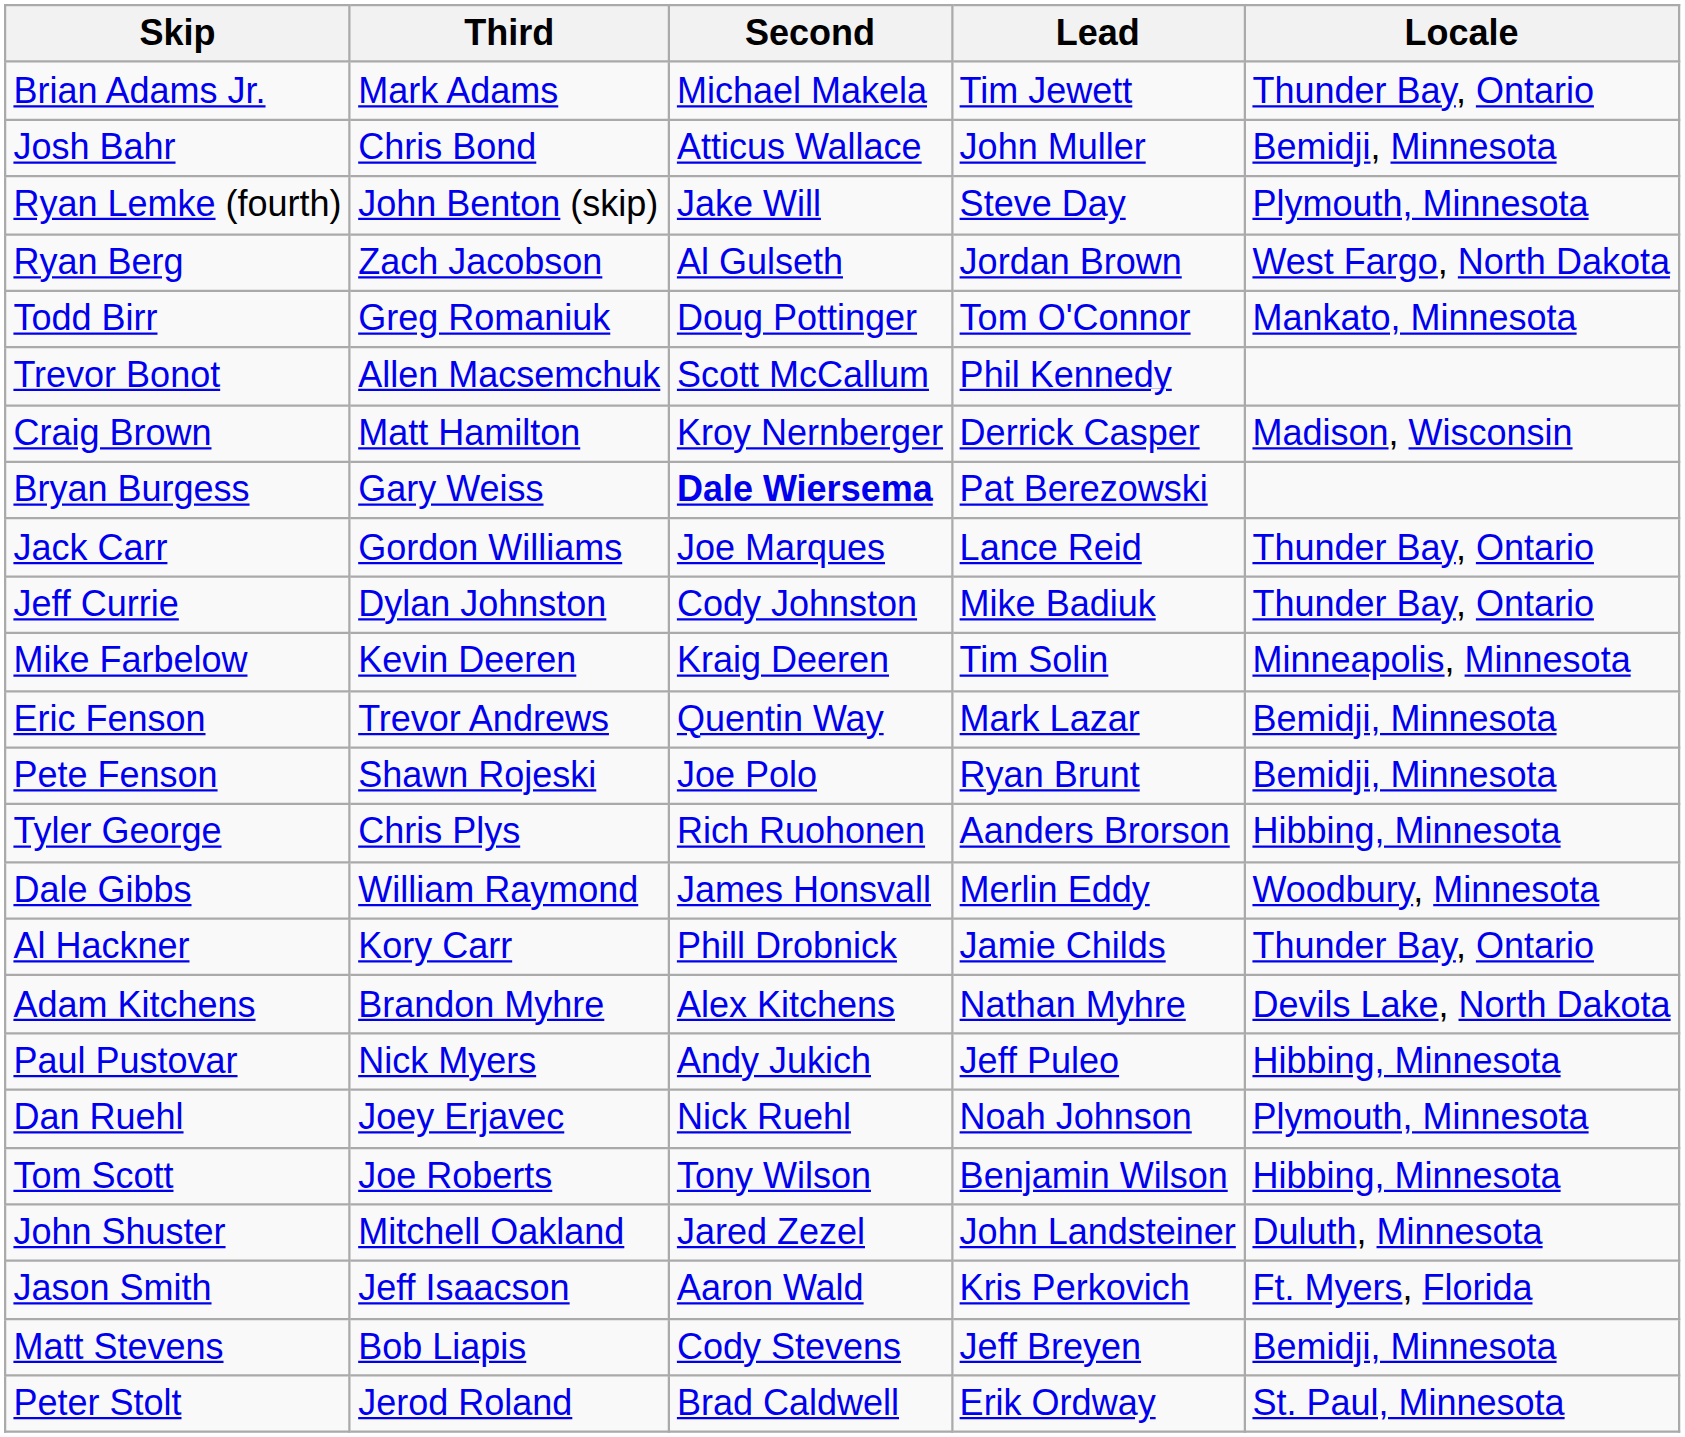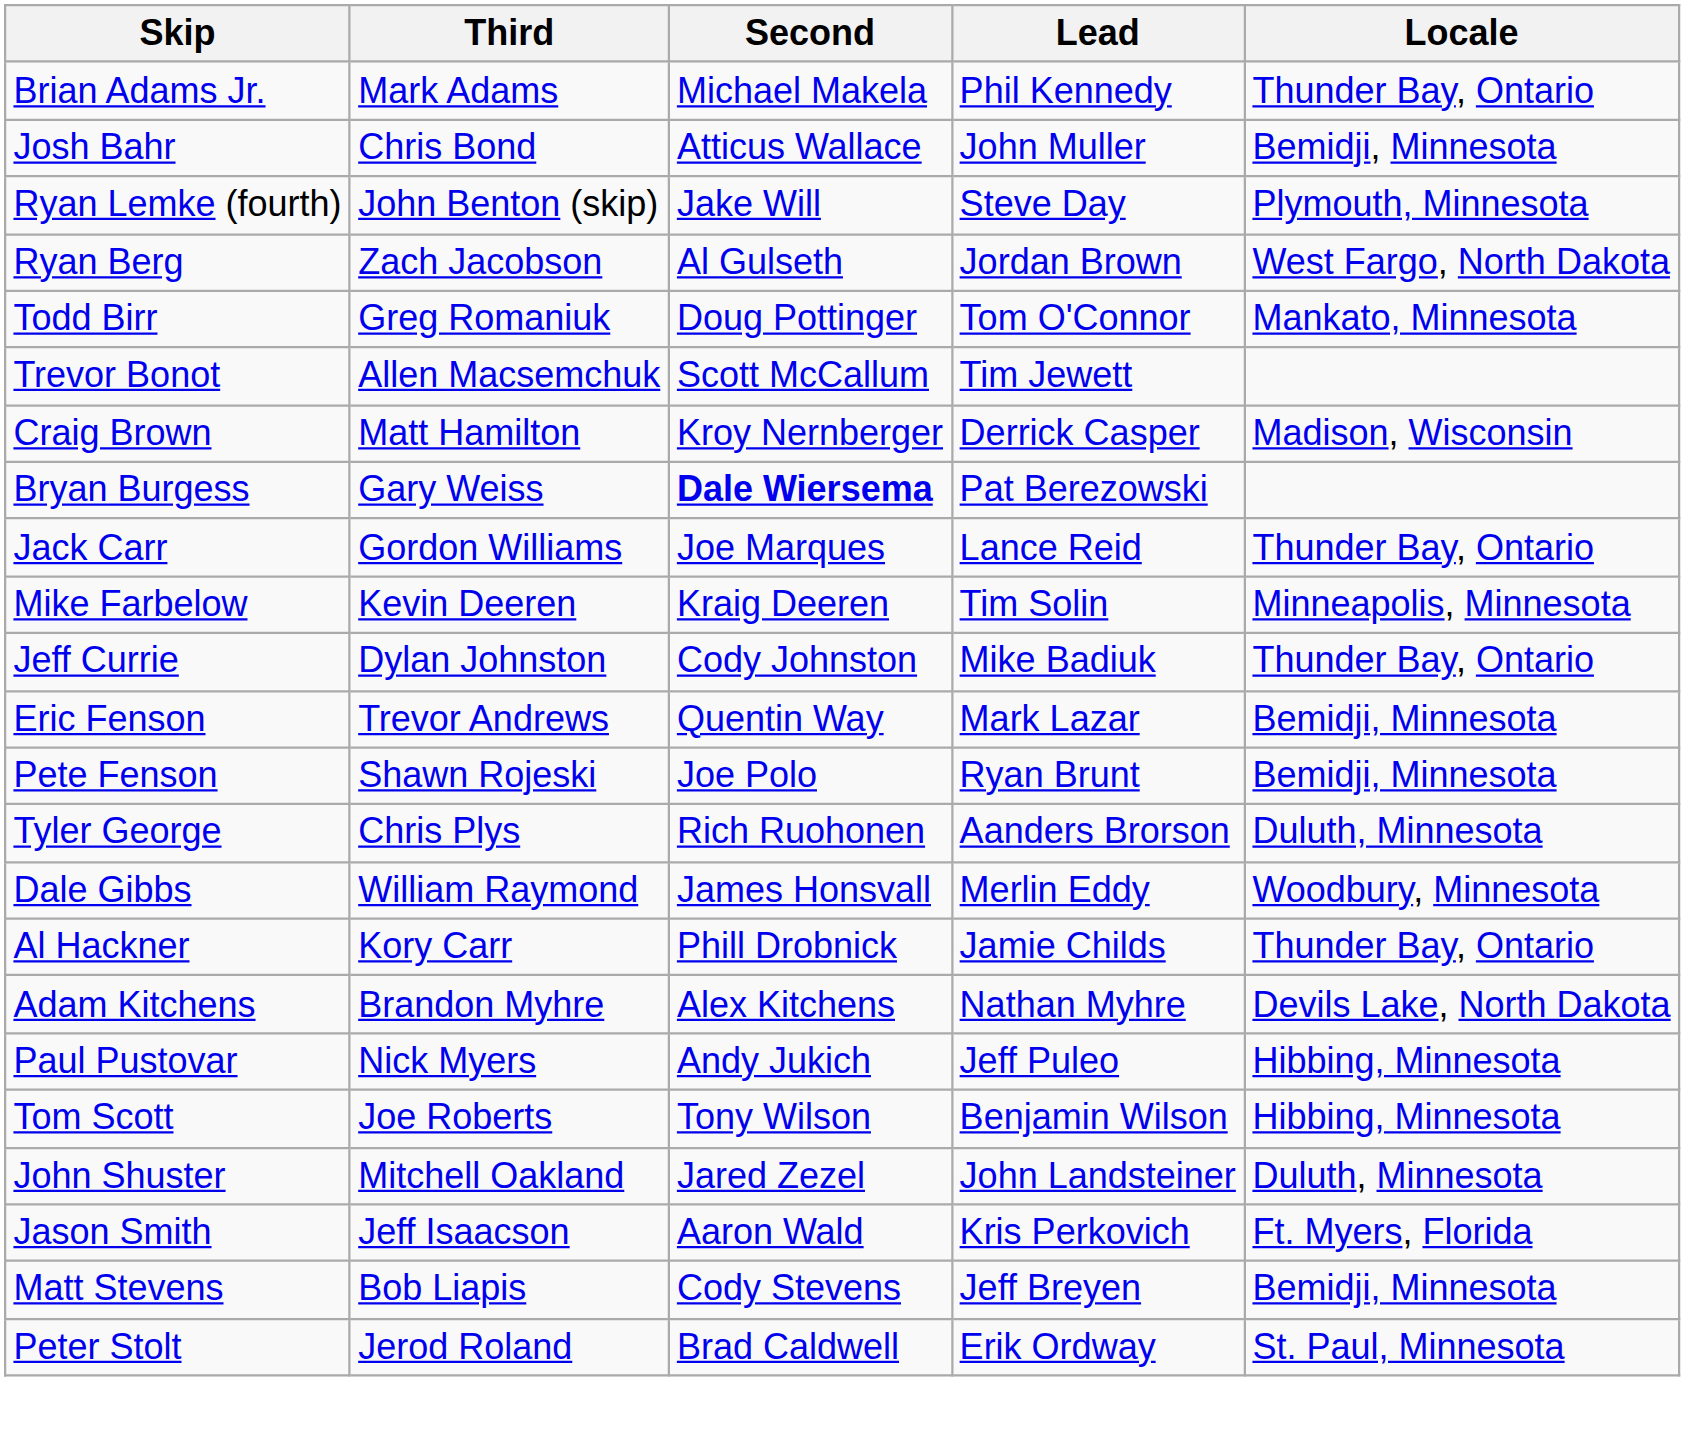(1046, 90) Tim Jewett -> (1066, 90) Phil Kennedy
(1066, 375) Phil Kennedy -> (1046, 375) Tim Jewett
rows swapped: (96, 603) <-> (130, 661)
(1407, 832) Hibbing, Minnesota -> (1398, 832) Duluth, Minnesota
- row: (98, 1117)
